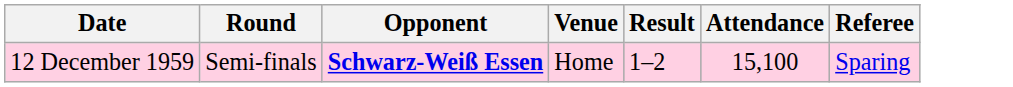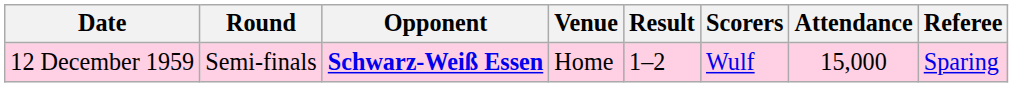+ column: (745, 23)
(765, 61) 15,100 -> (854, 61) 15,000
